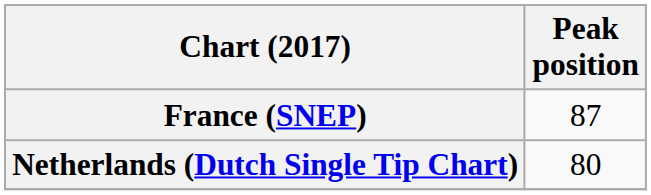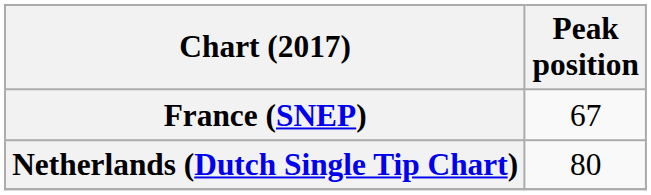(586, 114) 87 -> (586, 114) 67
